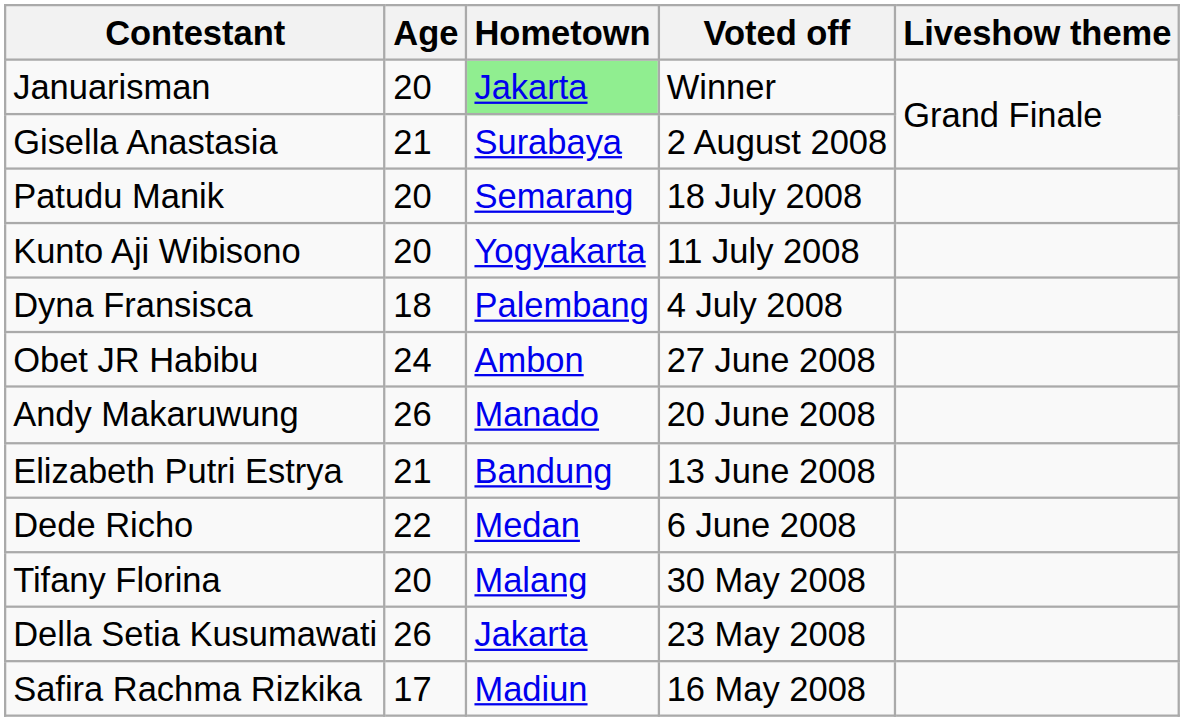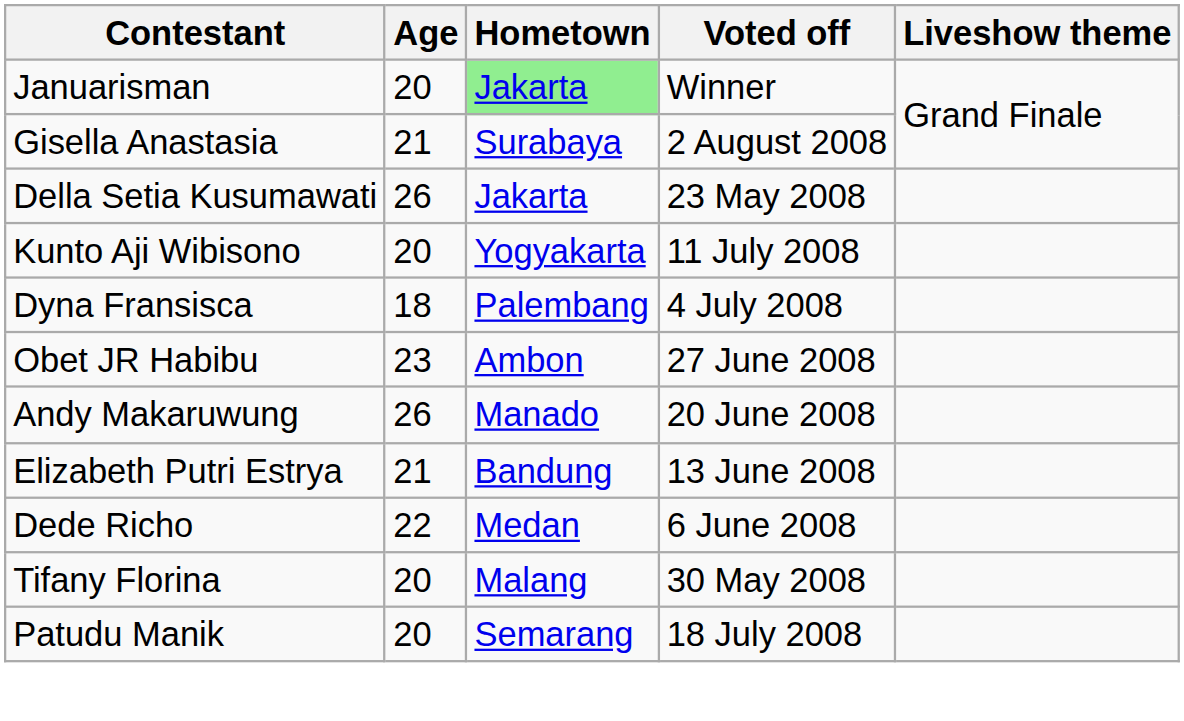rows swapped: (119, 196) <-> (195, 633)
(412, 360) 24 -> (412, 360) 23
- row: (188, 688)
